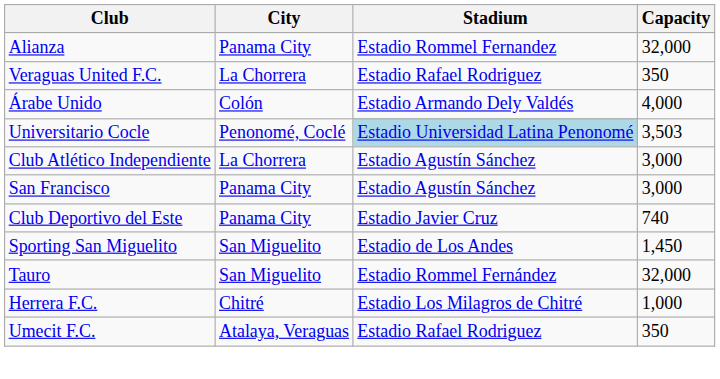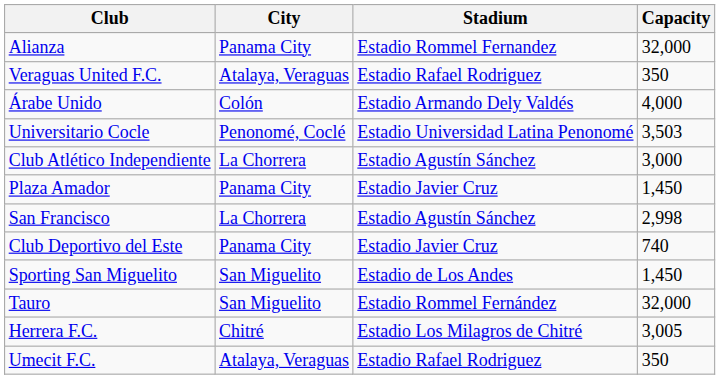(263, 75) La Chorrera -> (284, 75) Atalaya, Veraguas
(495, 132) lightblue background -> (495, 132) no background
+ row: (59, 189)
(265, 189) Panama City -> (263, 217) La Chorrera
(662, 189) 3,000 -> (662, 217) 2,998
(662, 302) 1,000 -> (662, 331) 3,005
